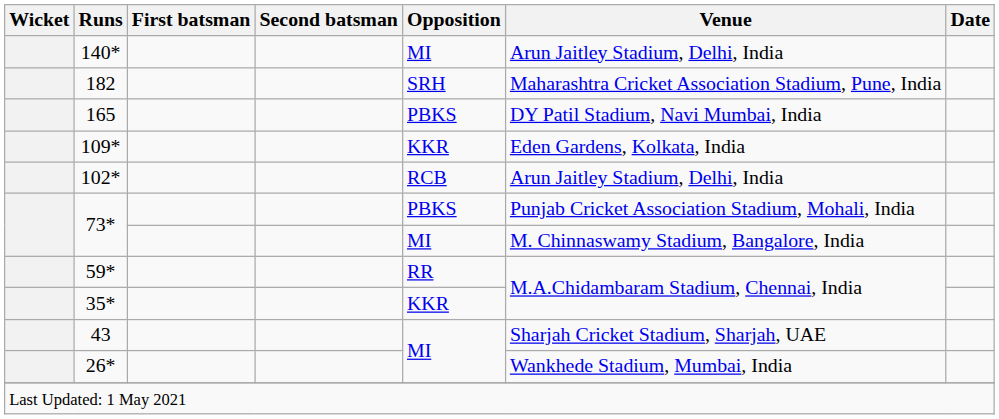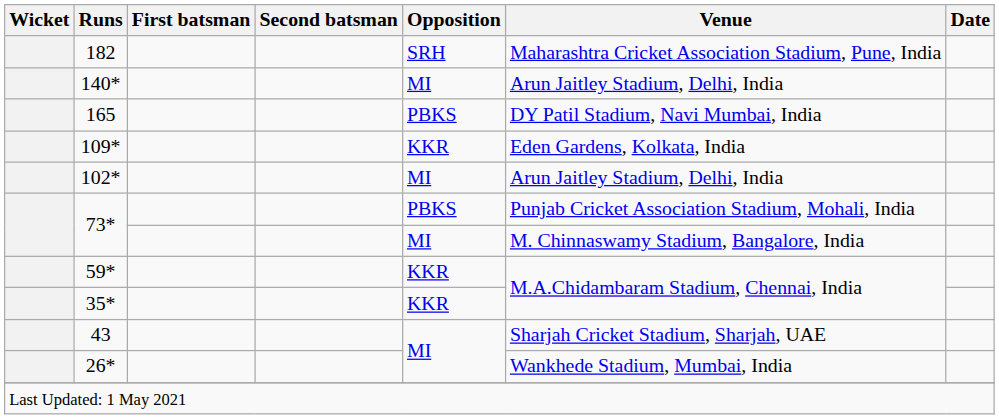rows swapped: (39, 83) <-> (39, 52)
(427, 177) RCB -> (419, 177) MI
(420, 271) RR -> (428, 271) KKR
